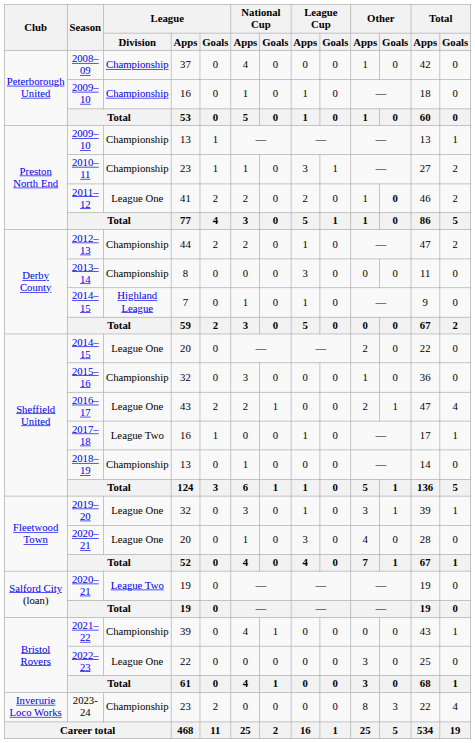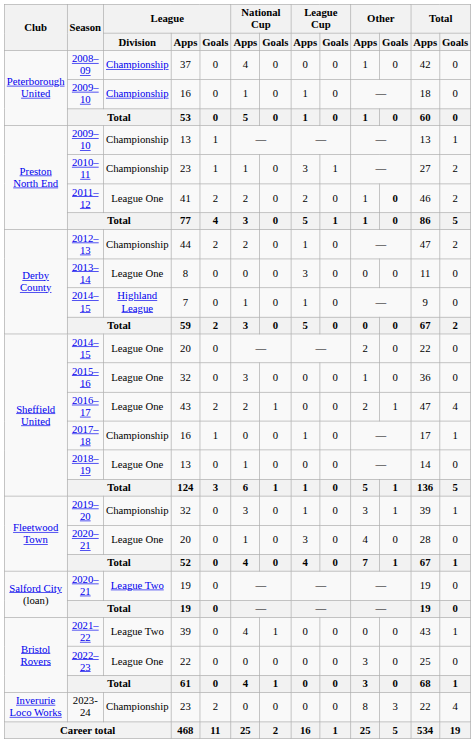(137, 273) Championship -> (137, 273) League One
(137, 377) Championship -> (137, 377) League One
(137, 435) League Two -> (137, 435) Championship
(137, 464) Championship -> (137, 464) League One
(137, 510) League One -> (137, 510) Championship
(137, 632) Championship -> (137, 632) League Two
